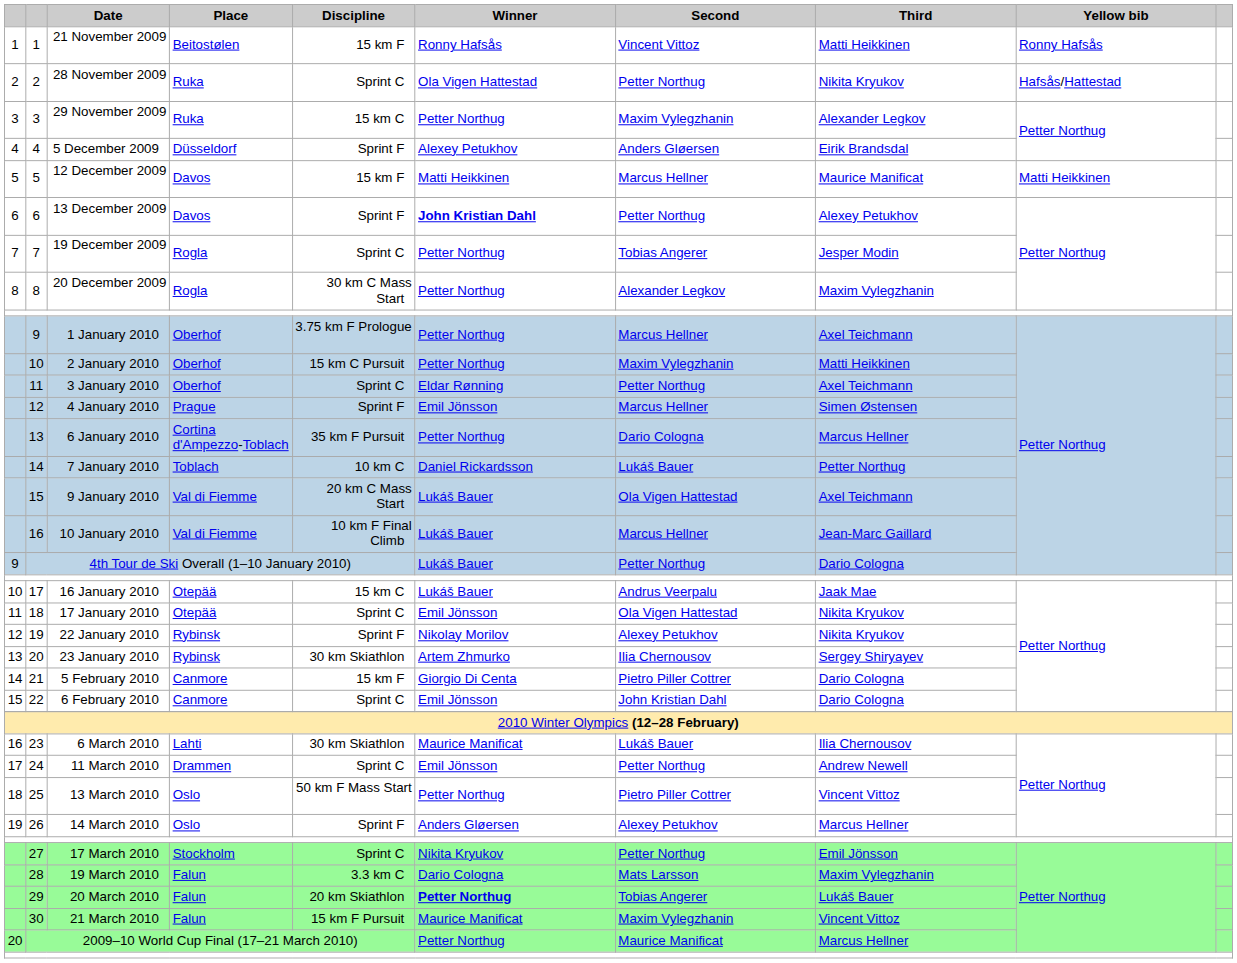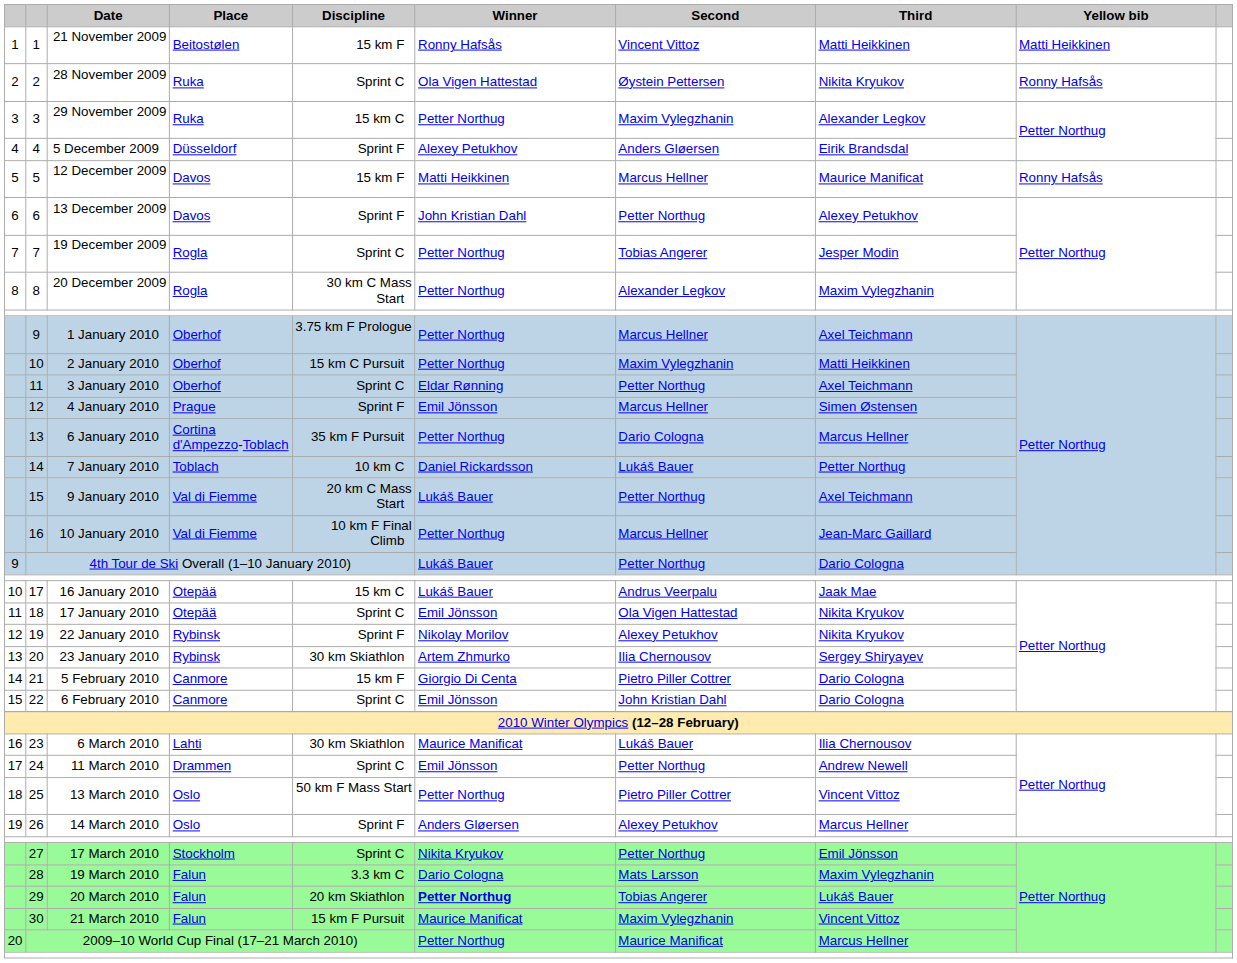(1061, 44) Ronny Hafsås -> (1065, 44) Matti Heikkinen
(662, 82) Petter Northug -> (671, 82) Øystein Pettersen
(1070, 82) Hafsås/Hattestad -> (1061, 82) Ronny Hafsås
(1065, 178) Matti Heikkinen -> (1061, 178) Ronny Hafsås
(477, 215) bold -> (472, 215) normal
(678, 496) Ola Vigen Hattestad -> (662, 496) Petter Northug
(455, 533) Lukáš Bauer -> (461, 533) Petter Northug
